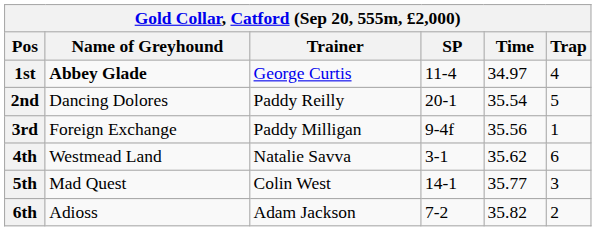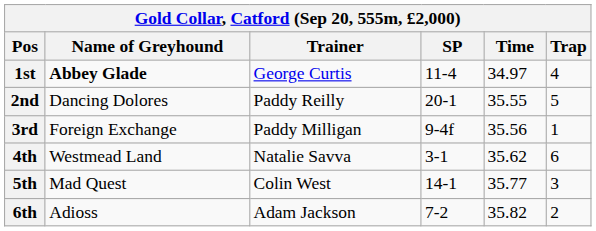(507, 101) 35.54 -> (507, 101) 35.55
